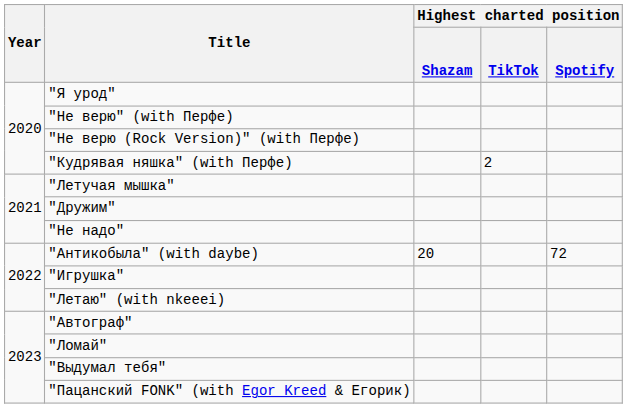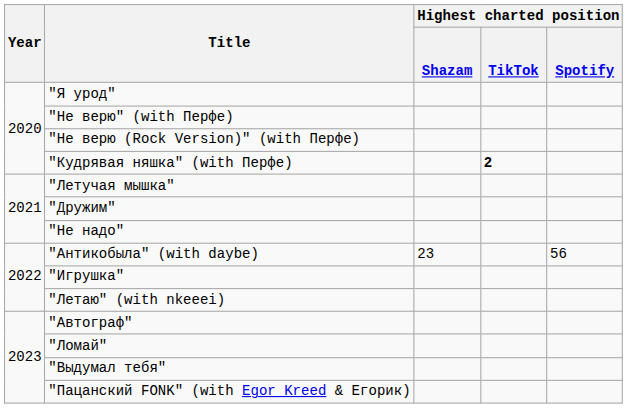(488, 163) normal -> (488, 163) bold
(426, 254) 20 -> (426, 254) 23
(558, 254) 72 -> (558, 254) 56
